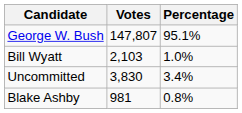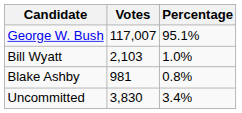(133, 35) 147,807 -> (133, 35) 117,007
rows swapped: (44, 98) <-> (46, 77)
